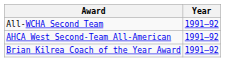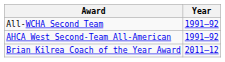(202, 50) 1991–92 -> (202, 50) 2011–12
